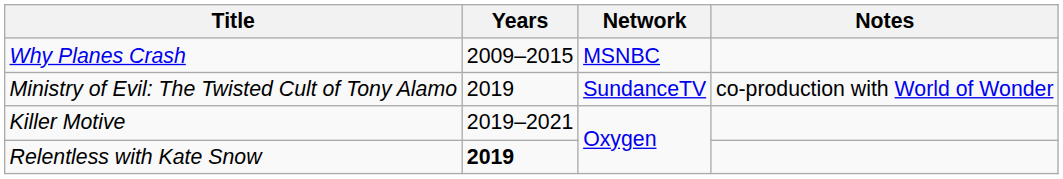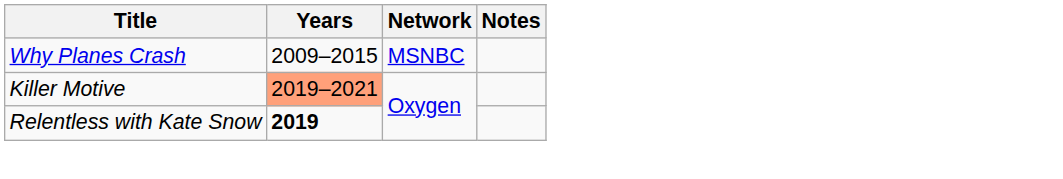- row: (233, 88)
(520, 122) no background -> (325, 88) lightsalmon background
